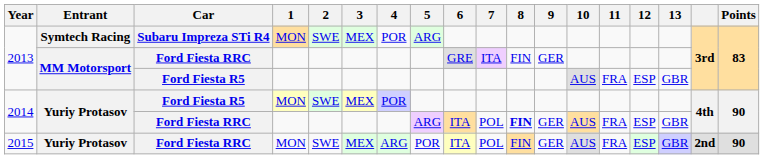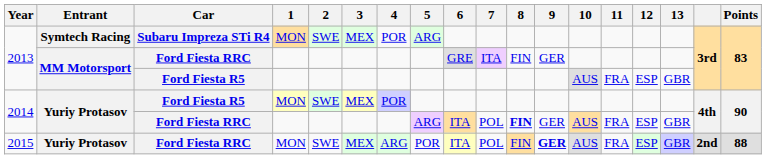(551, 143) normal -> (552, 143) bold
(739, 143) 90 -> (741, 143) 88
